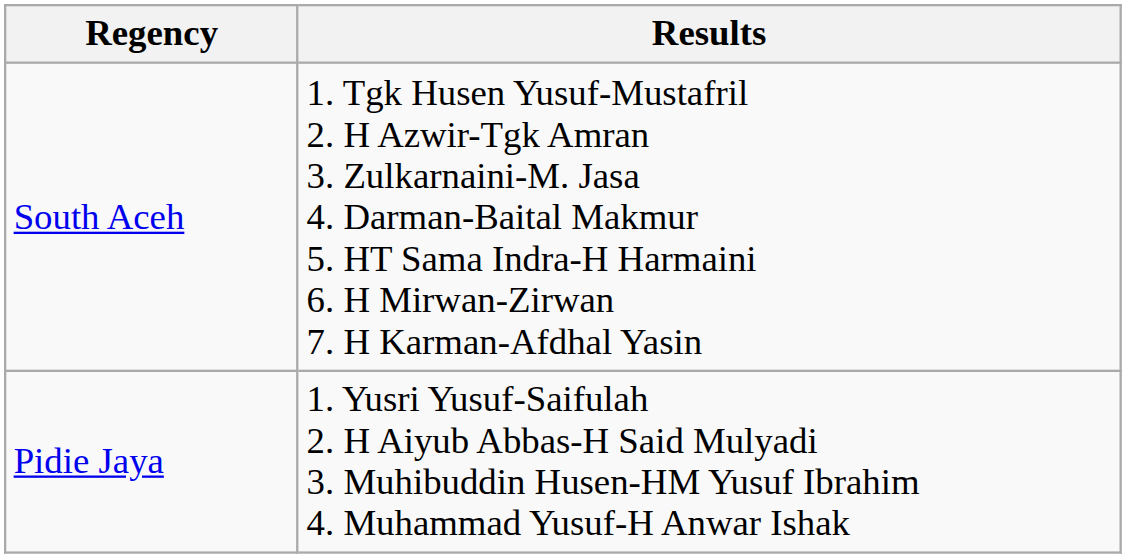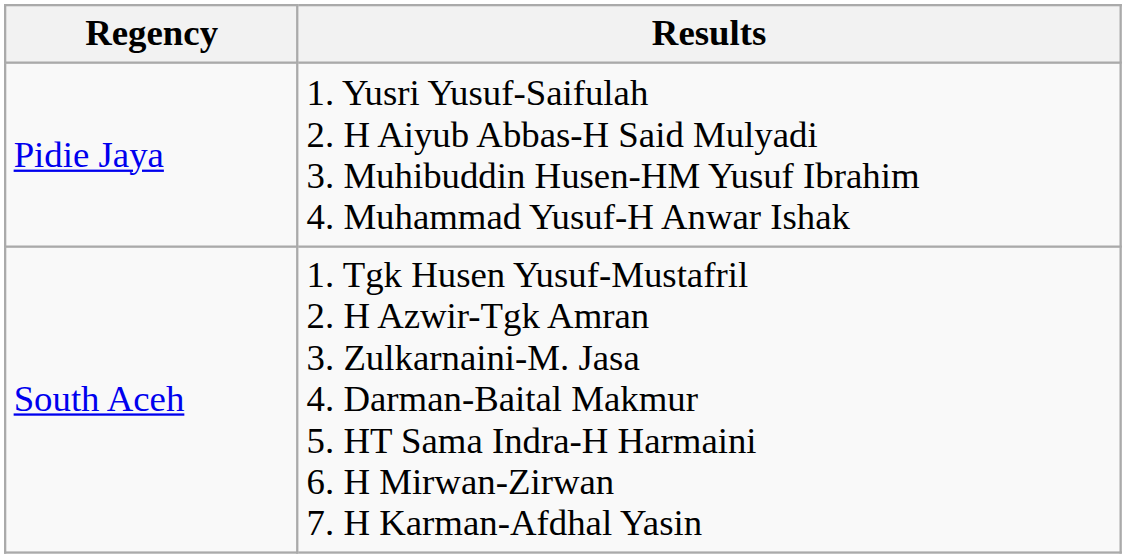rows swapped: (99, 216) <-> (89, 460)
